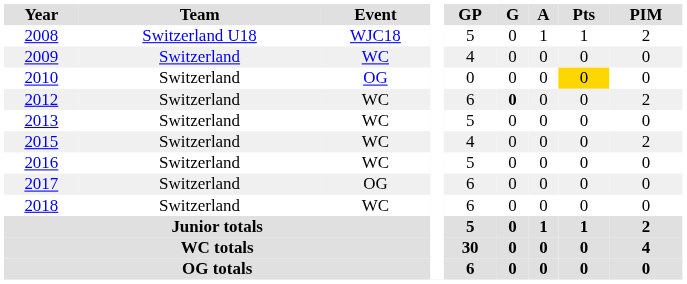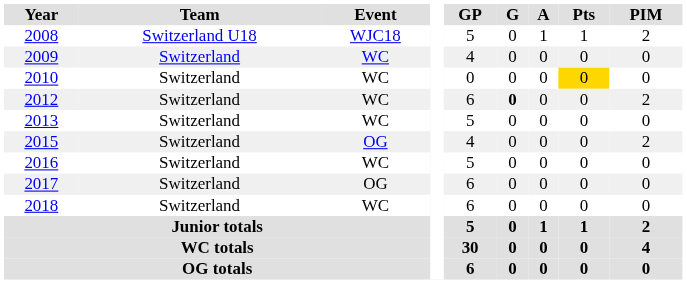(375, 78) OG -> (375, 78) WC
(375, 141) WC -> (375, 141) OG
